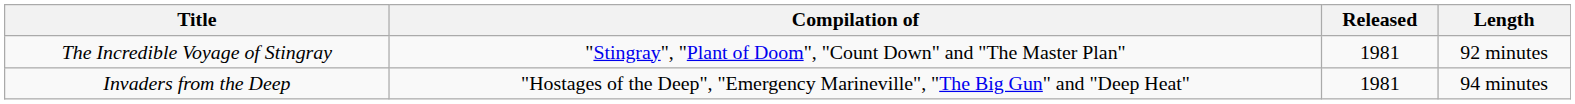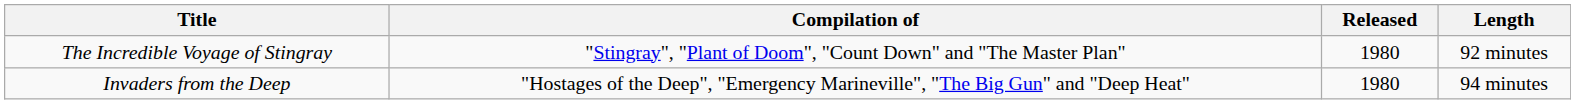(1380, 51) 1981 -> (1380, 51) 1980
(1380, 83) 1981 -> (1380, 83) 1980
